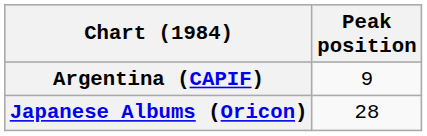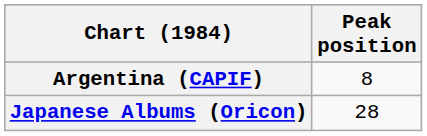(367, 79) 9 -> (367, 79) 8
